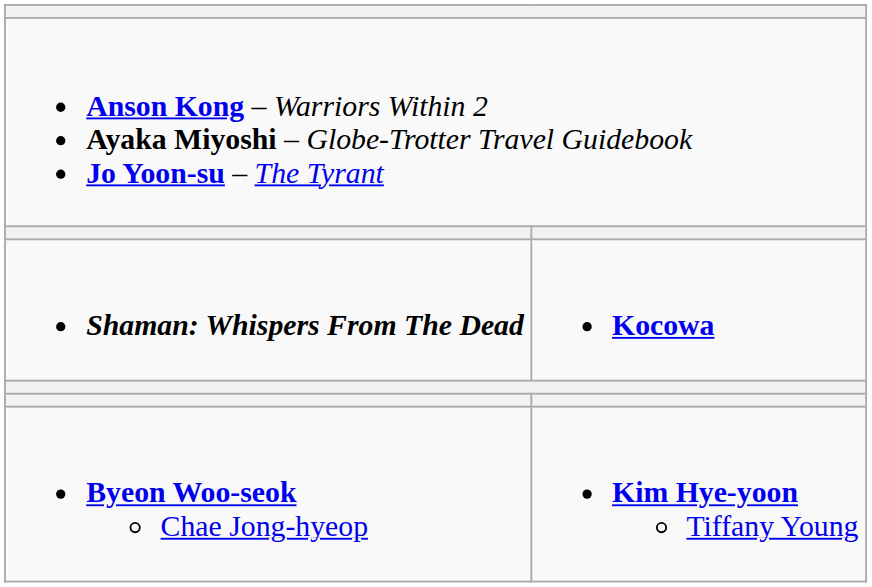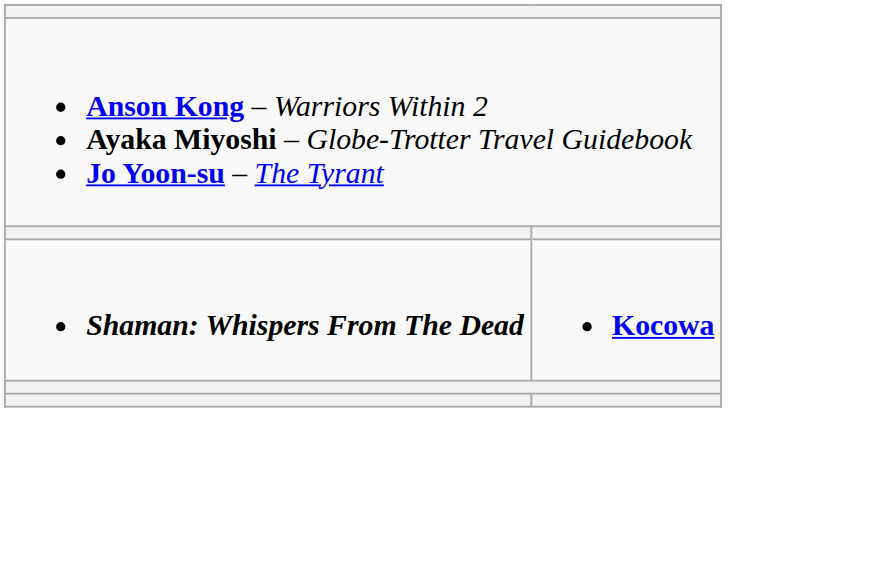- row: (268, 511)
